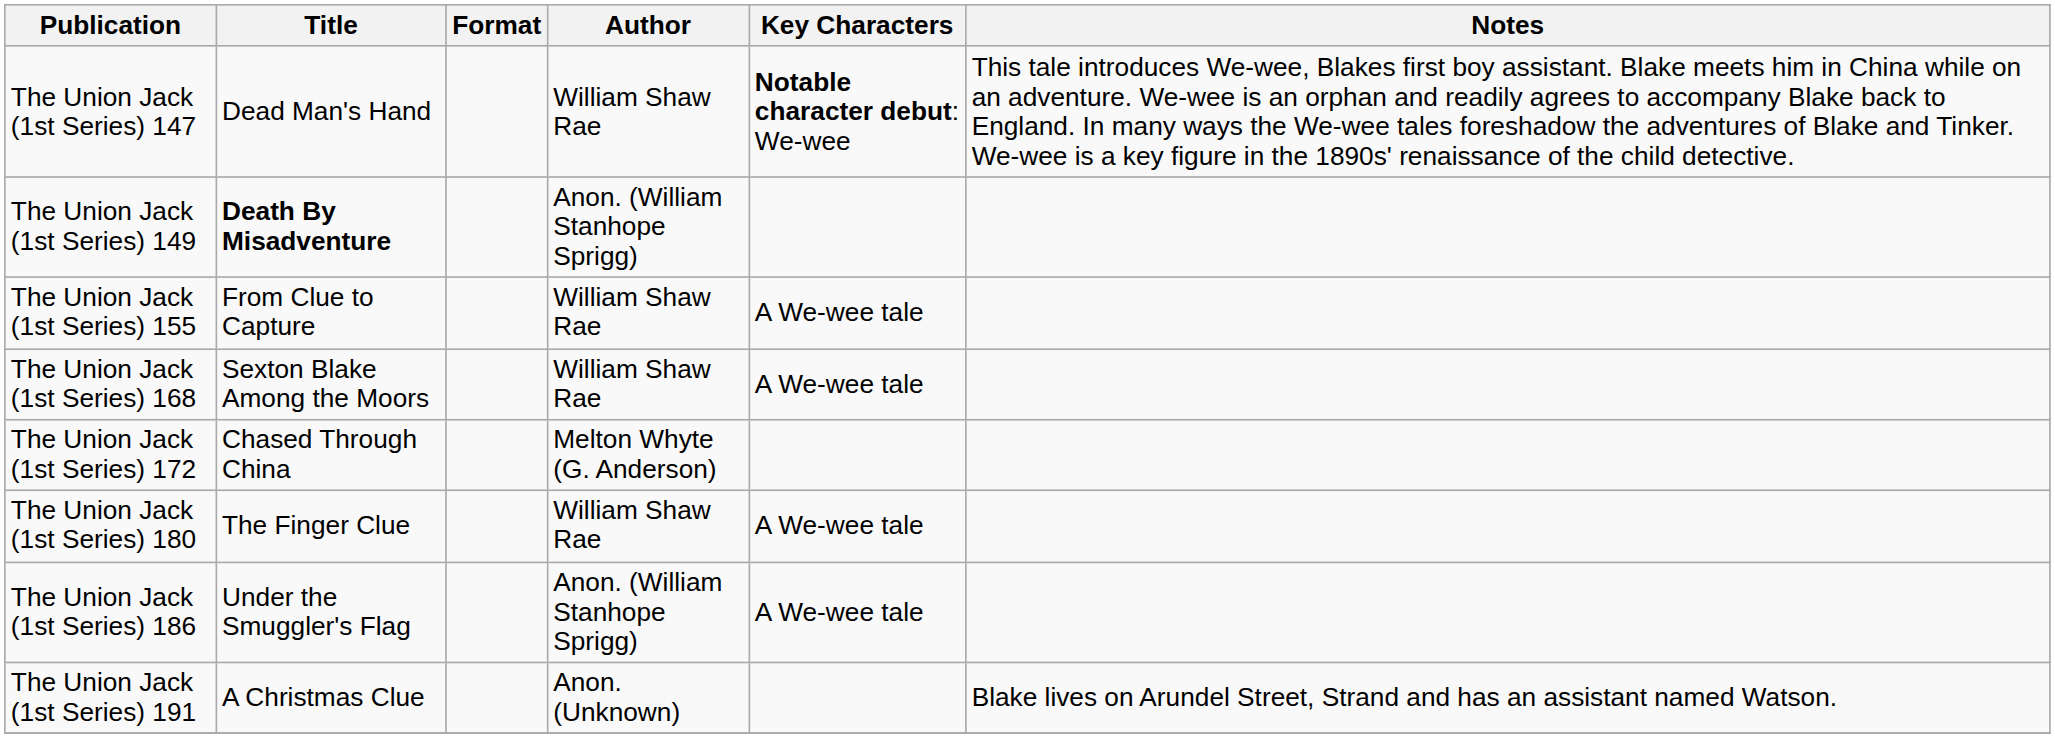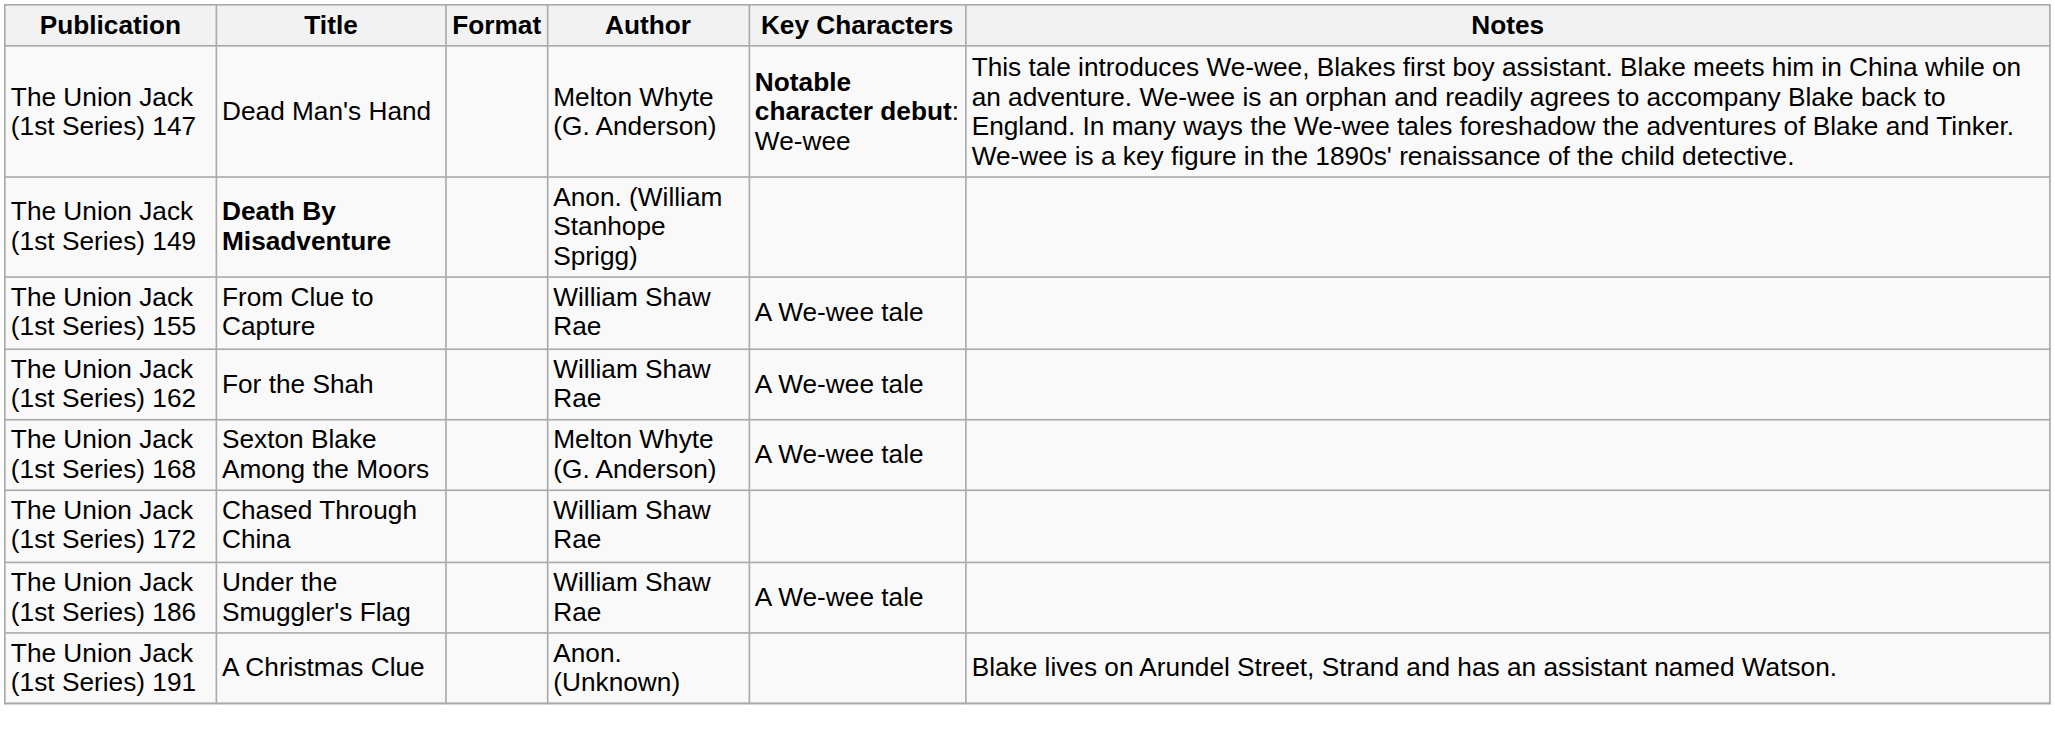(632, 111) William Shaw Rae -> (635, 111) Melton Whyte (G. Anderson)
+ row: (103, 383)
(632, 383) William Shaw Rae -> (635, 454) Melton Whyte (G. Anderson)
(635, 454) Melton Whyte (G. Anderson) -> (632, 525) William Shaw Rae
- row: (103, 525)
(638, 611) Anon. (William Stanhope Sprigg) -> (632, 597) William Shaw Rae
